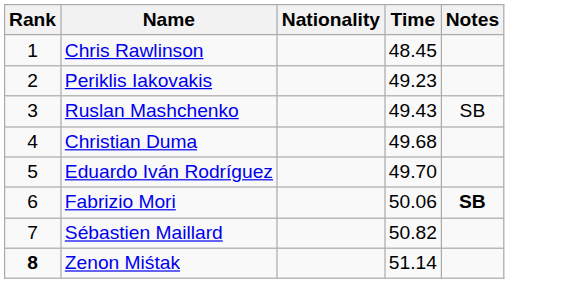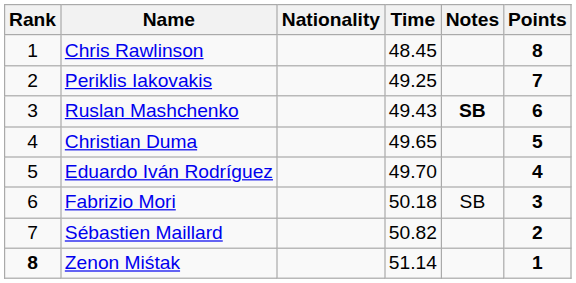+ column: (537, 19)
(413, 80) 49.23 -> (413, 80) 49.25
(472, 111) normal -> (472, 111) bold
(413, 141) 49.68 -> (413, 141) 49.65
(413, 202) 50.06 -> (413, 202) 50.18
(472, 202) bold -> (472, 202) normal
